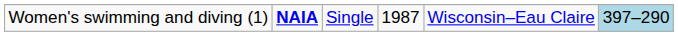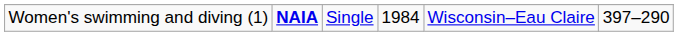(400, 18) 1987 -> (400, 18) 1984
(636, 18) lightblue background -> (636, 18) no background
